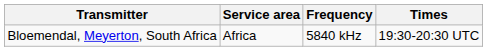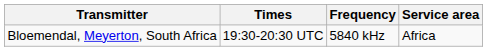columns swapped: (261, 14) <-> (429, 14)
